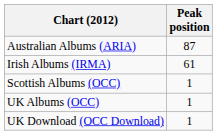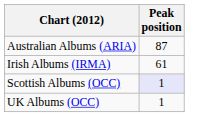(189, 83) no background -> (162, 83) lavender background
- row: (86, 121)
